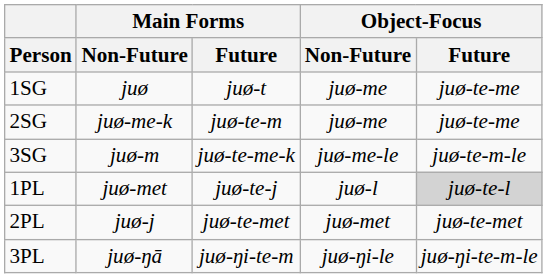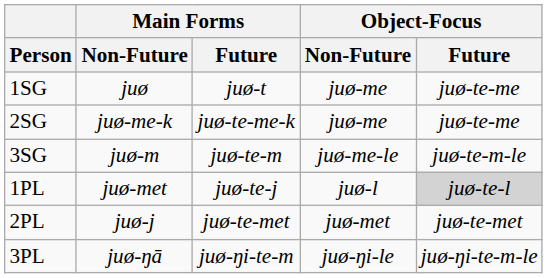(246, 121) juø-te-m -> (246, 121) juø-te-me-k
(246, 155) juø-te-me-k -> (246, 155) juø-te-m
